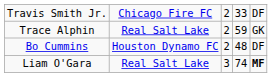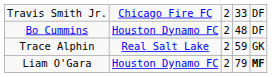rows swapped: (57, 47) <-> (57, 30)
(165, 64) Real Salt Lake -> (165, 64) Houston Dynamo FC
(227, 64) 3 -> (227, 64) 2
(241, 64) 74 -> (241, 64) 79
